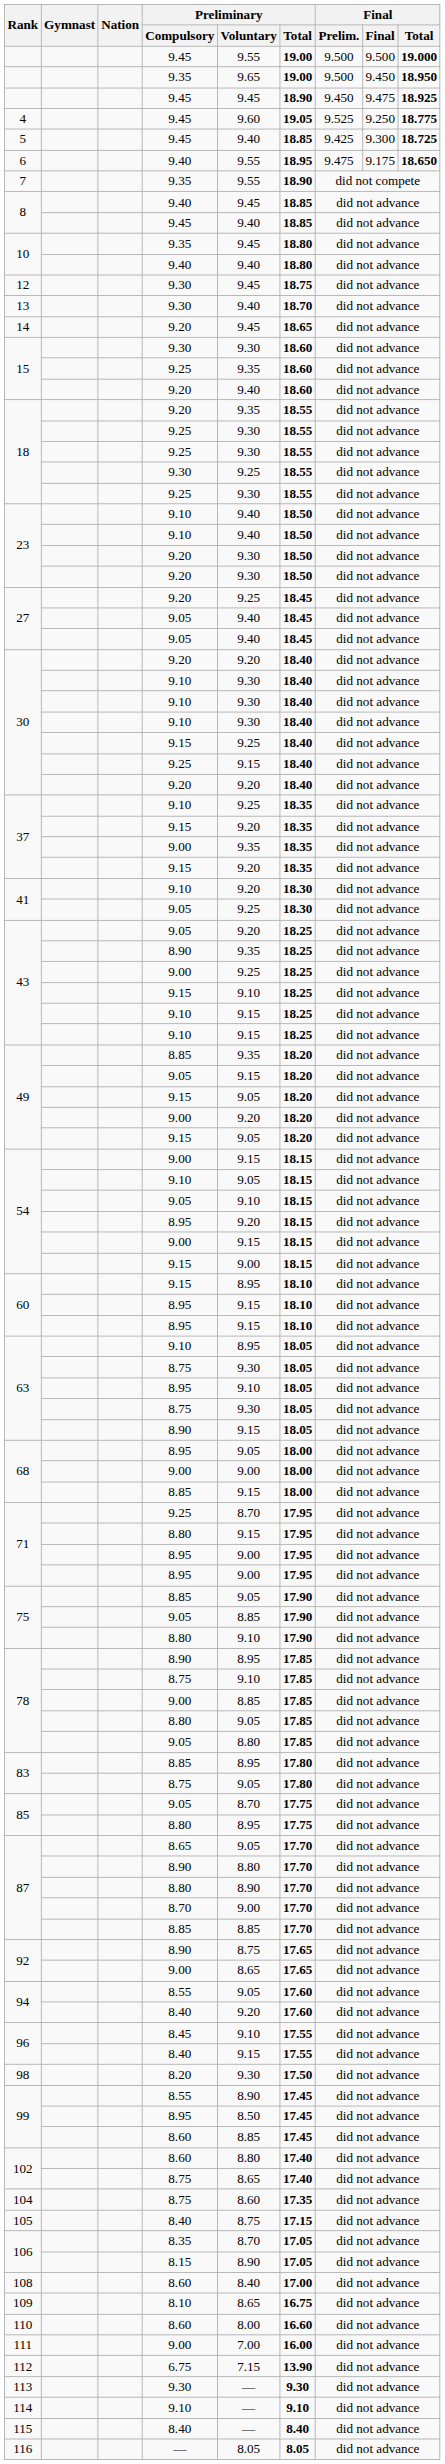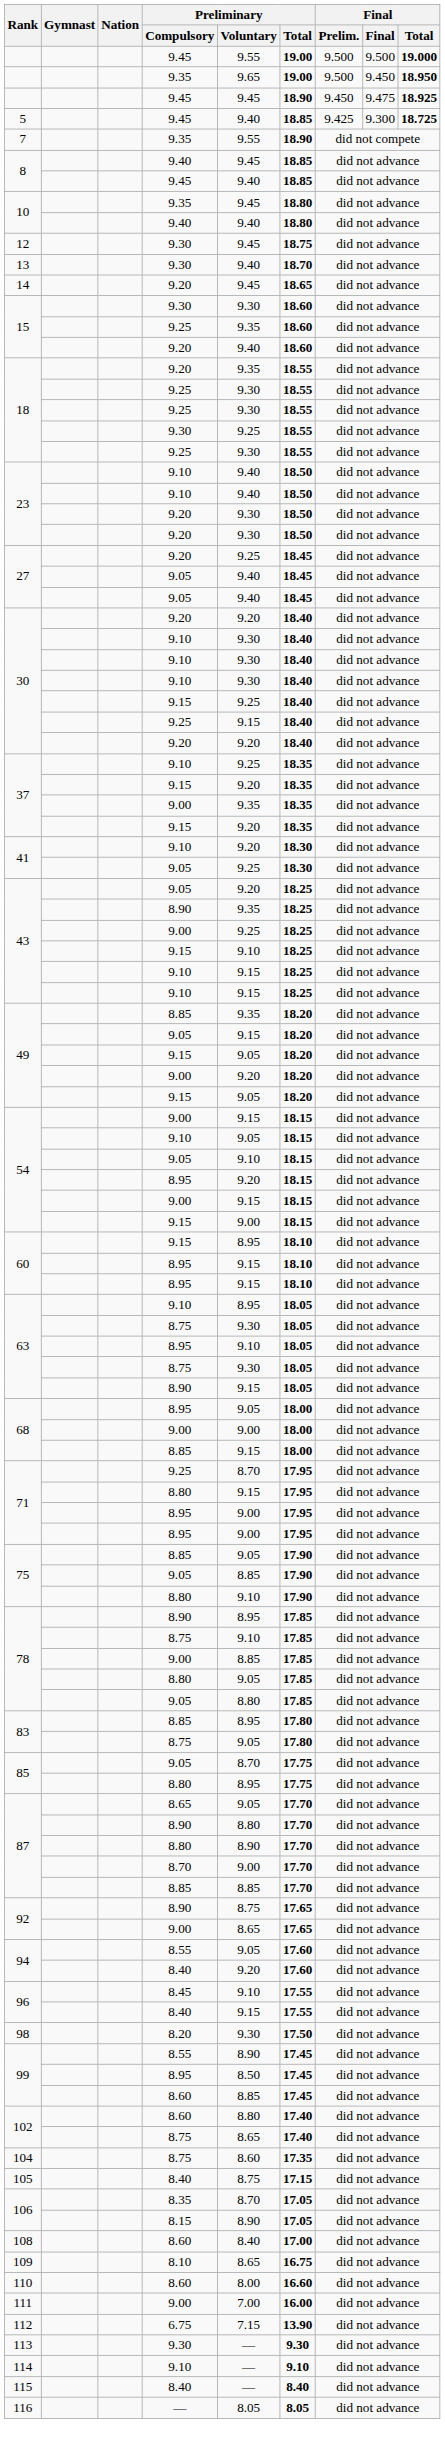- row: (23, 118)
- row: (23, 160)
